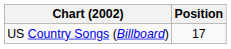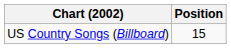(199, 33) 17 -> (199, 33) 15
